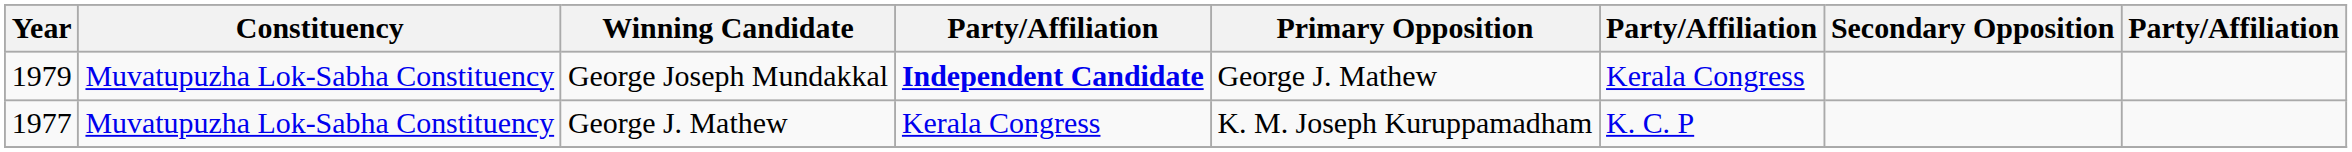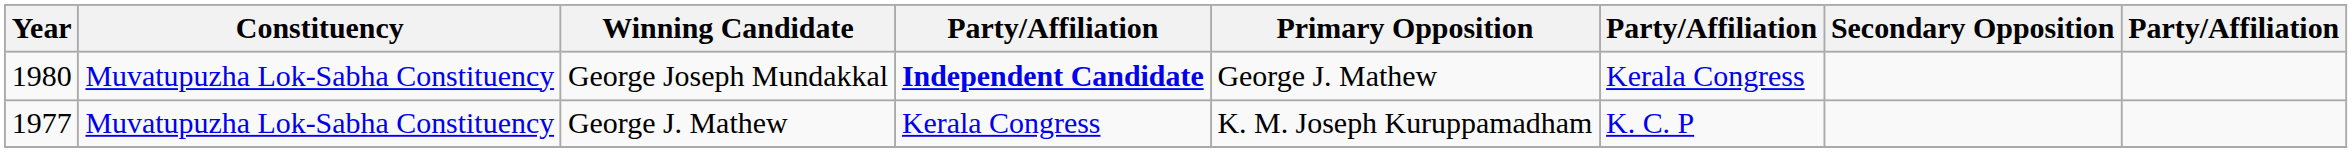(42, 75) 1979 -> (42, 75) 1980
